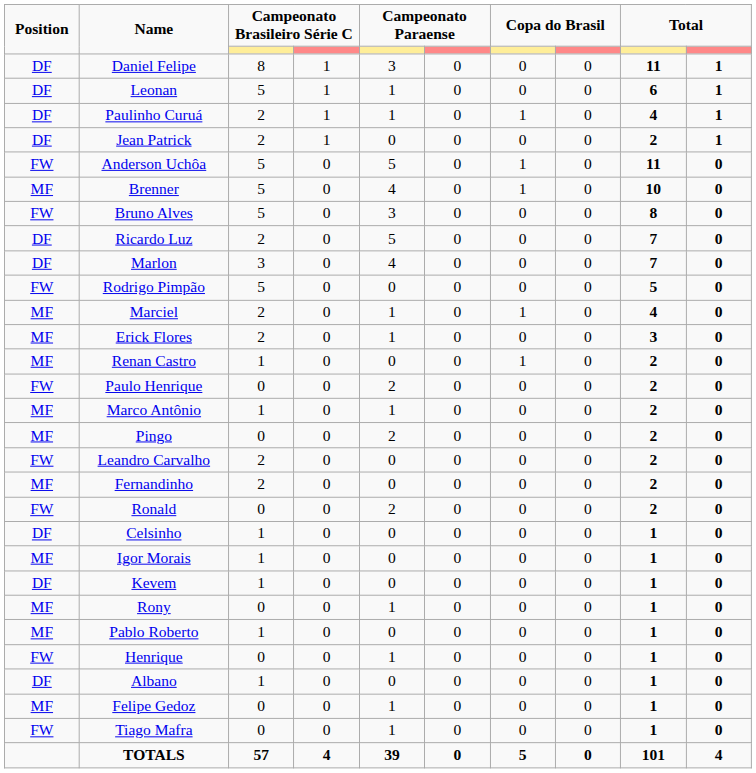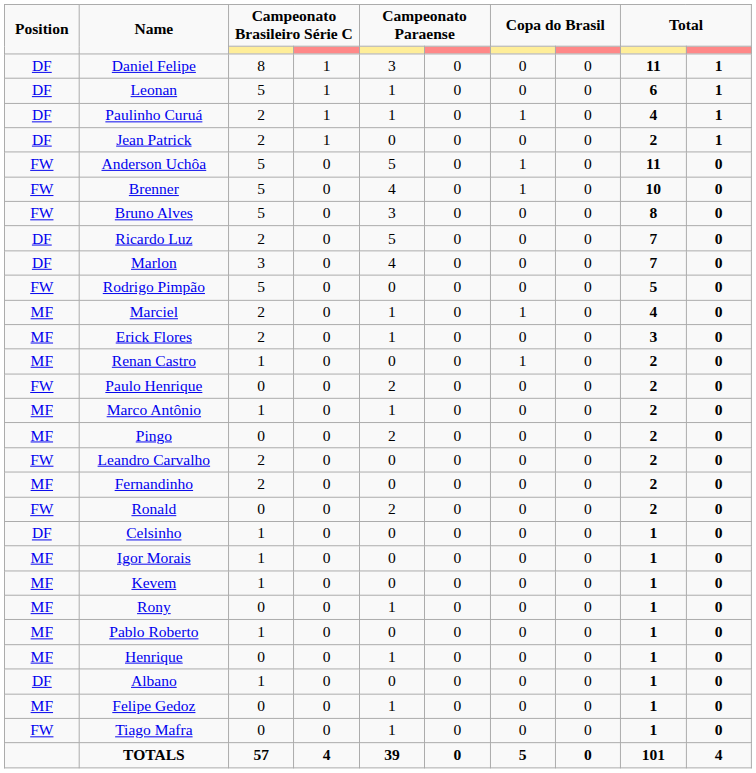(42, 189) MF -> (42, 189) FW
(42, 582) DF -> (42, 582) MF
(42, 656) FW -> (42, 656) MF
